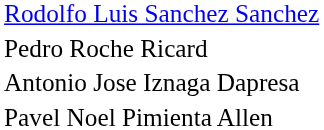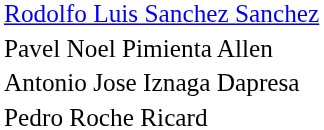rows swapped: (139, 117) <-> (106, 48)
